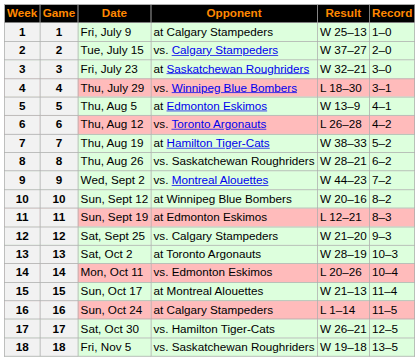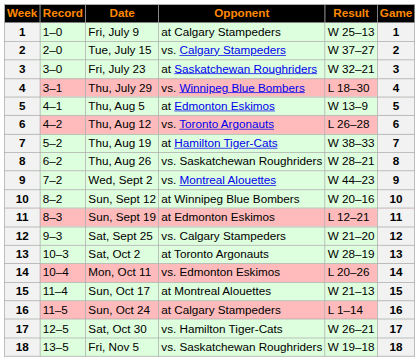columns swapped: (59, 13) <-> (392, 13)
